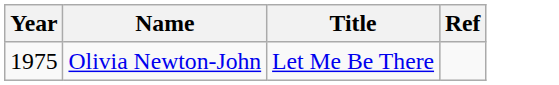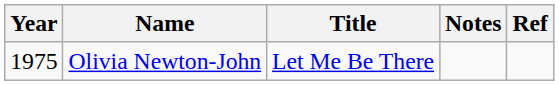+ column: (473, 23)
